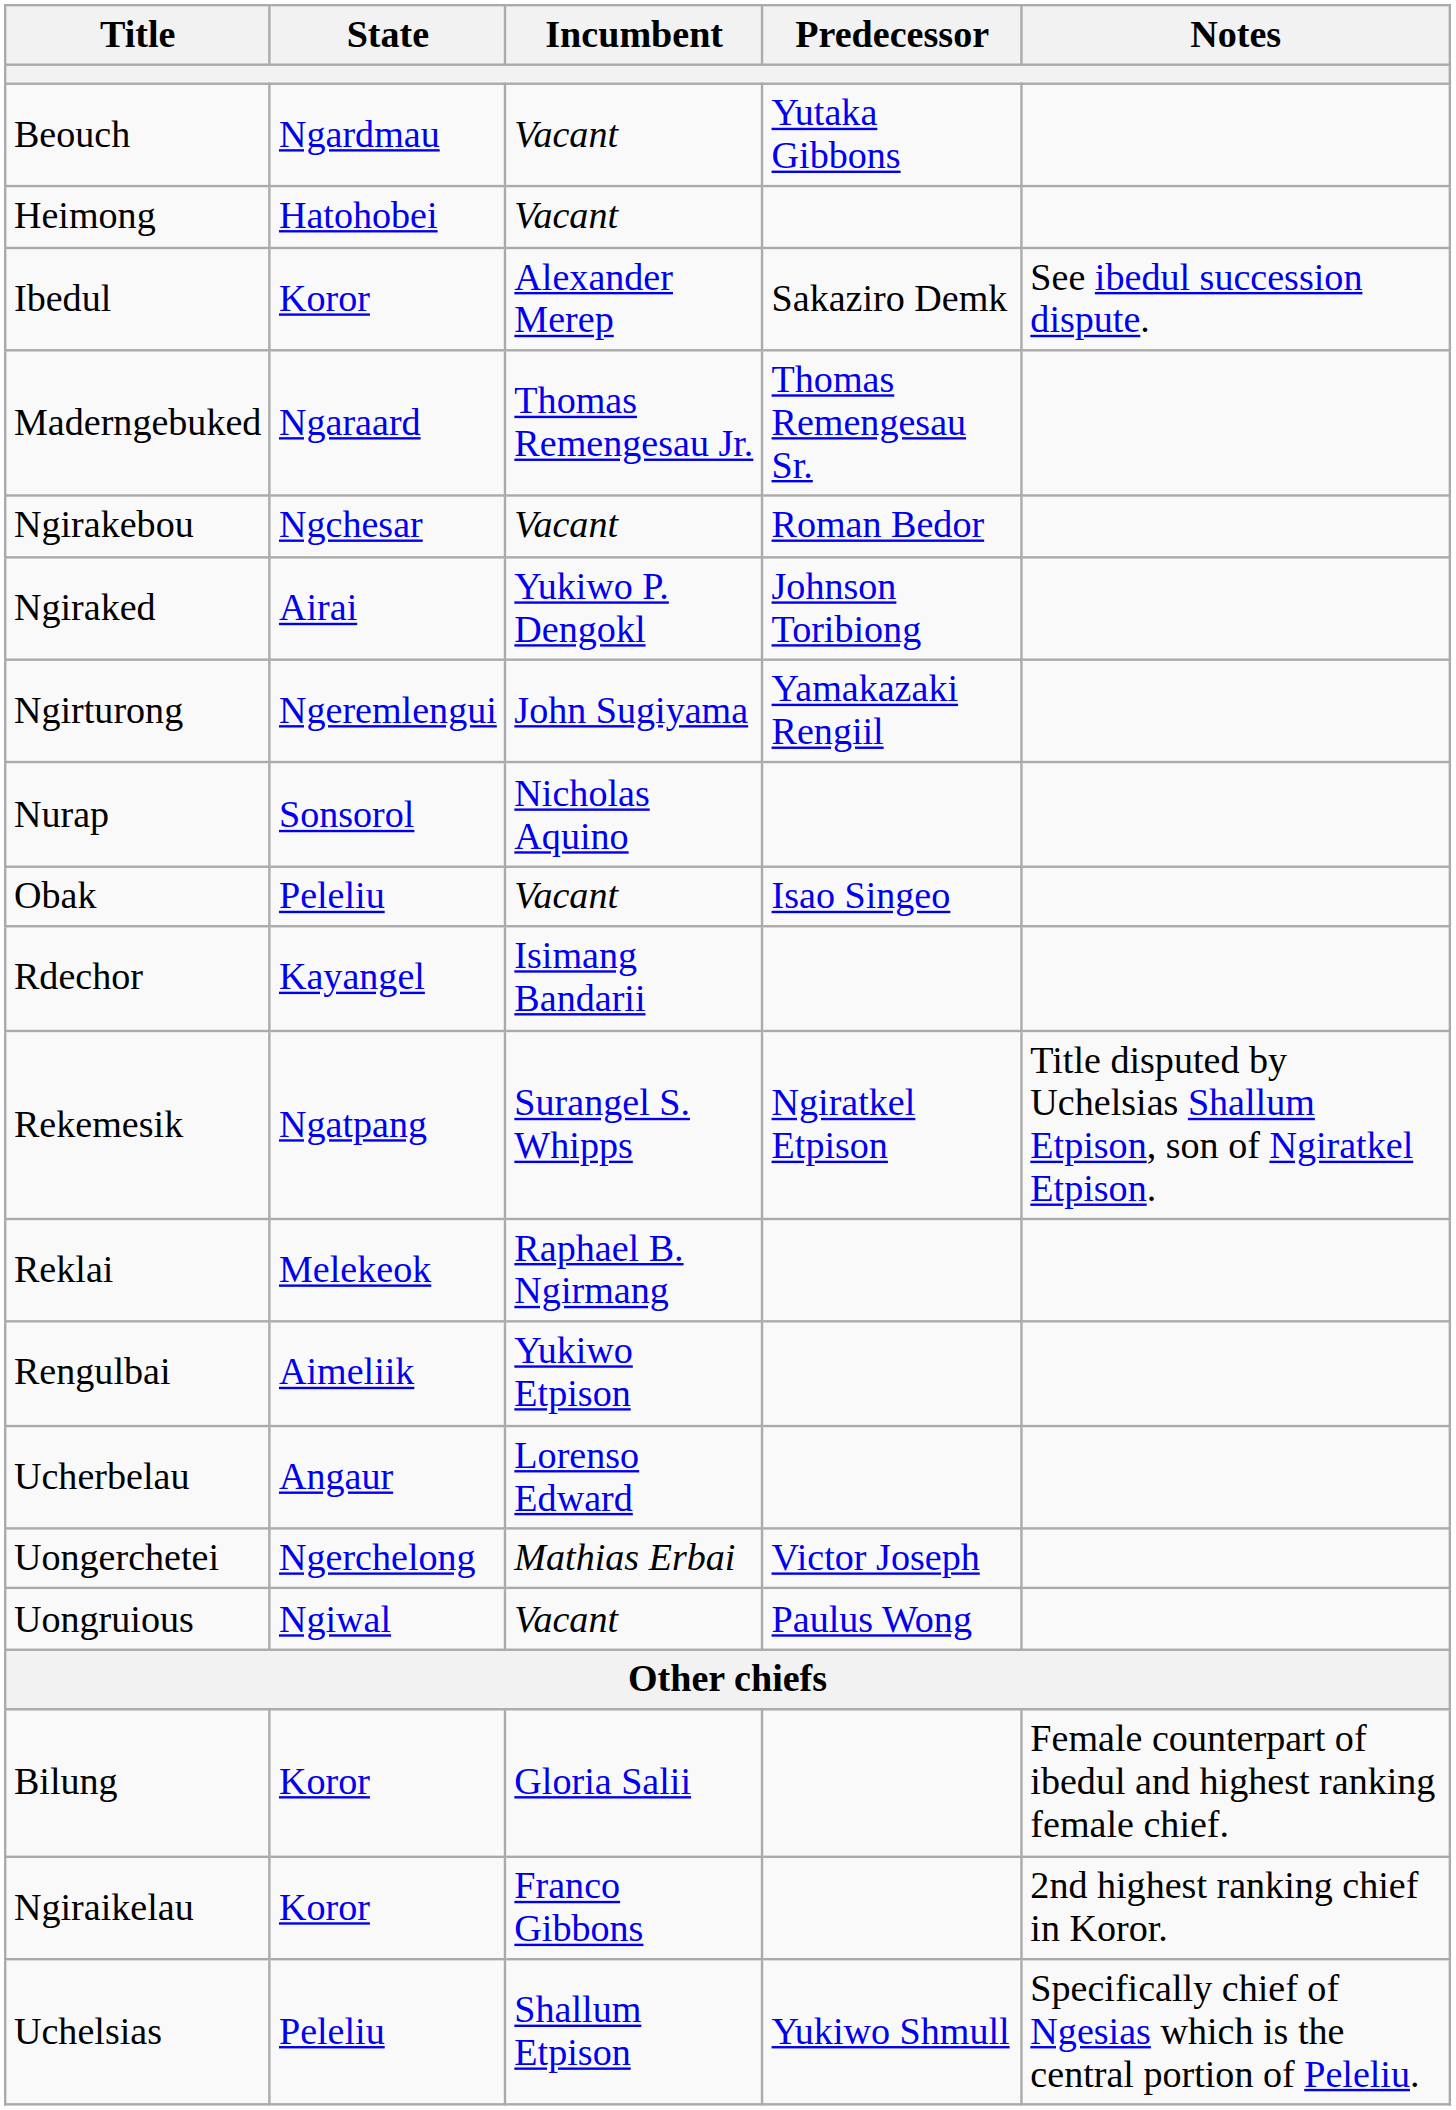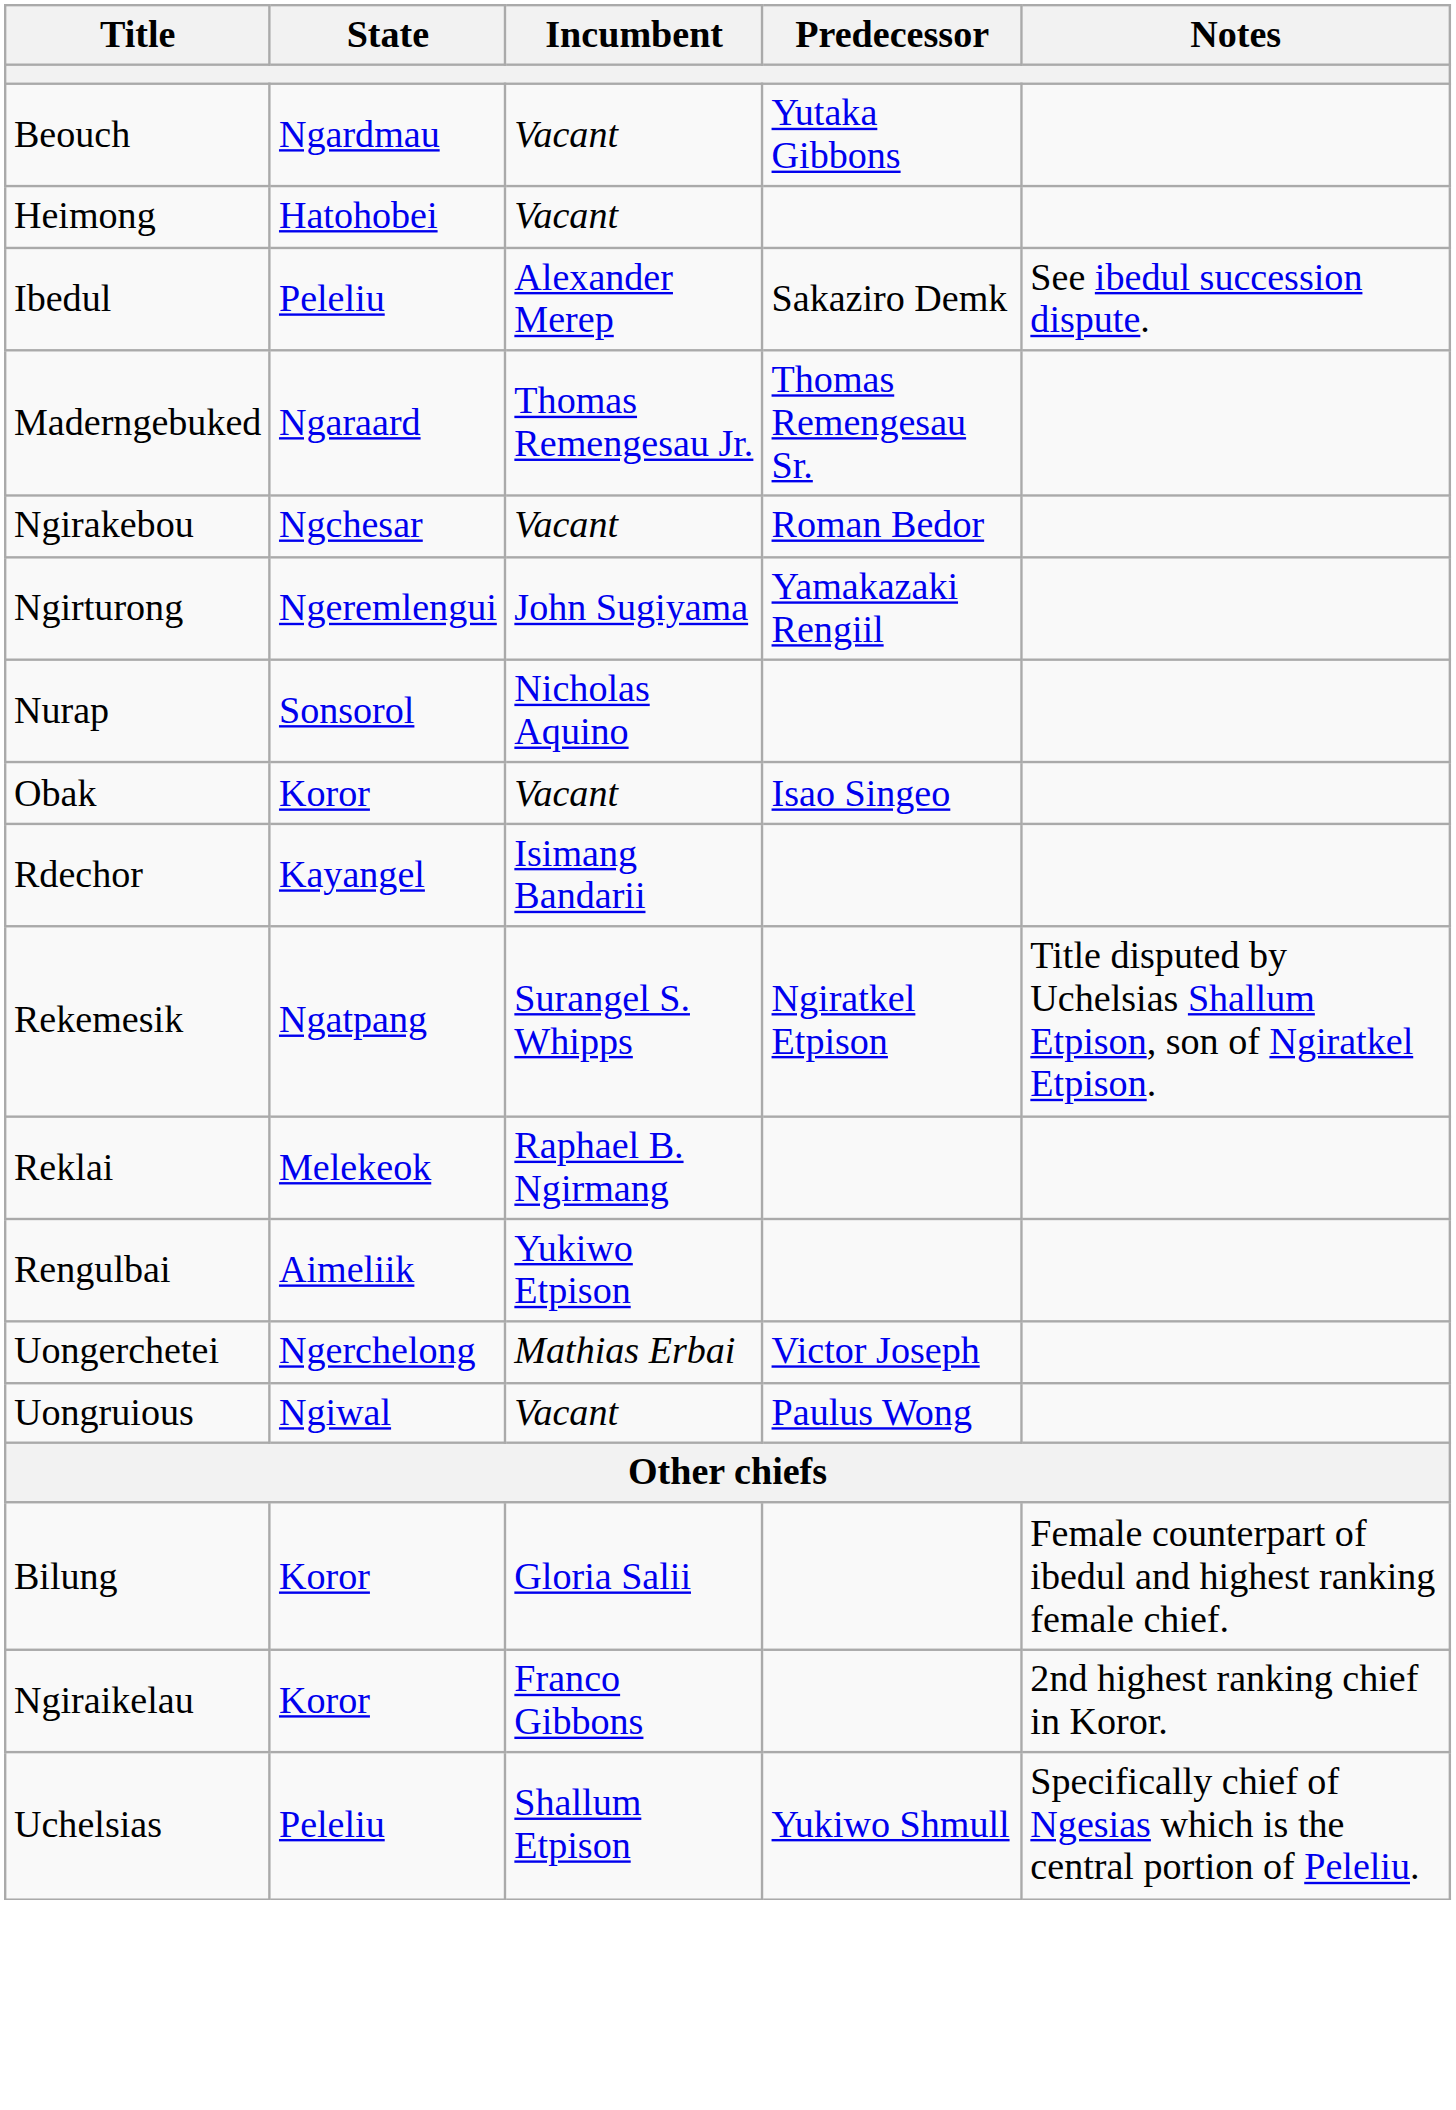(324, 297) Koror -> (332, 297) Peleliu
- row: (85, 607)
(332, 895) Peleliu -> (324, 792) Koror
- row: (102, 1476)
